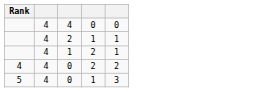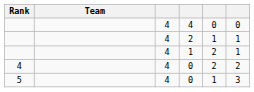+ column: (95, 11)
